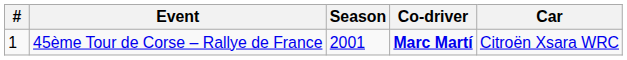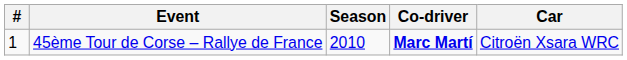(347, 42) 2001 -> (347, 42) 2010
